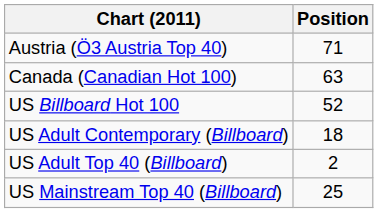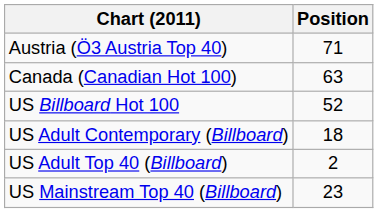(333, 192) 25 -> (333, 192) 23
